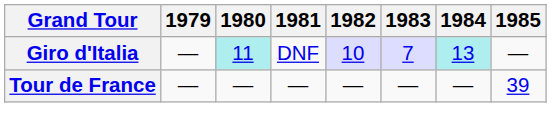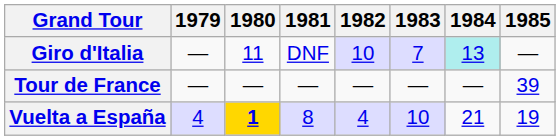(243, 53) paleturquoise background -> (253, 53) no background
+ row: (88, 118)
